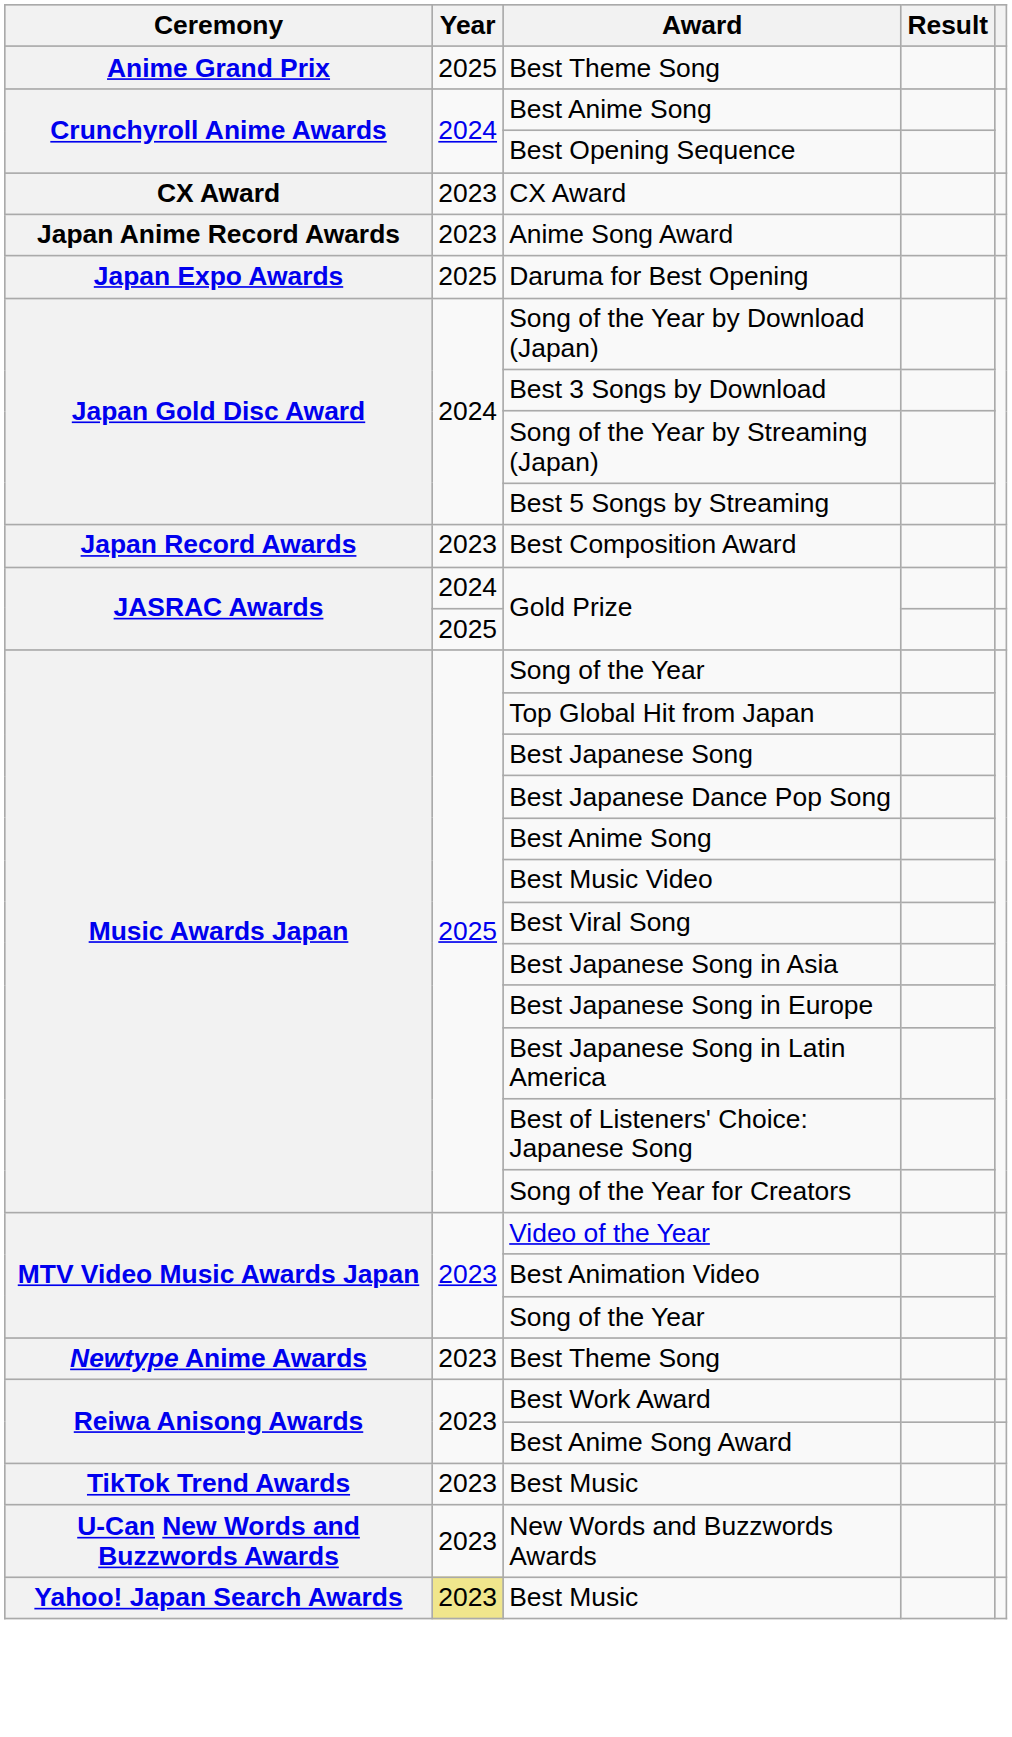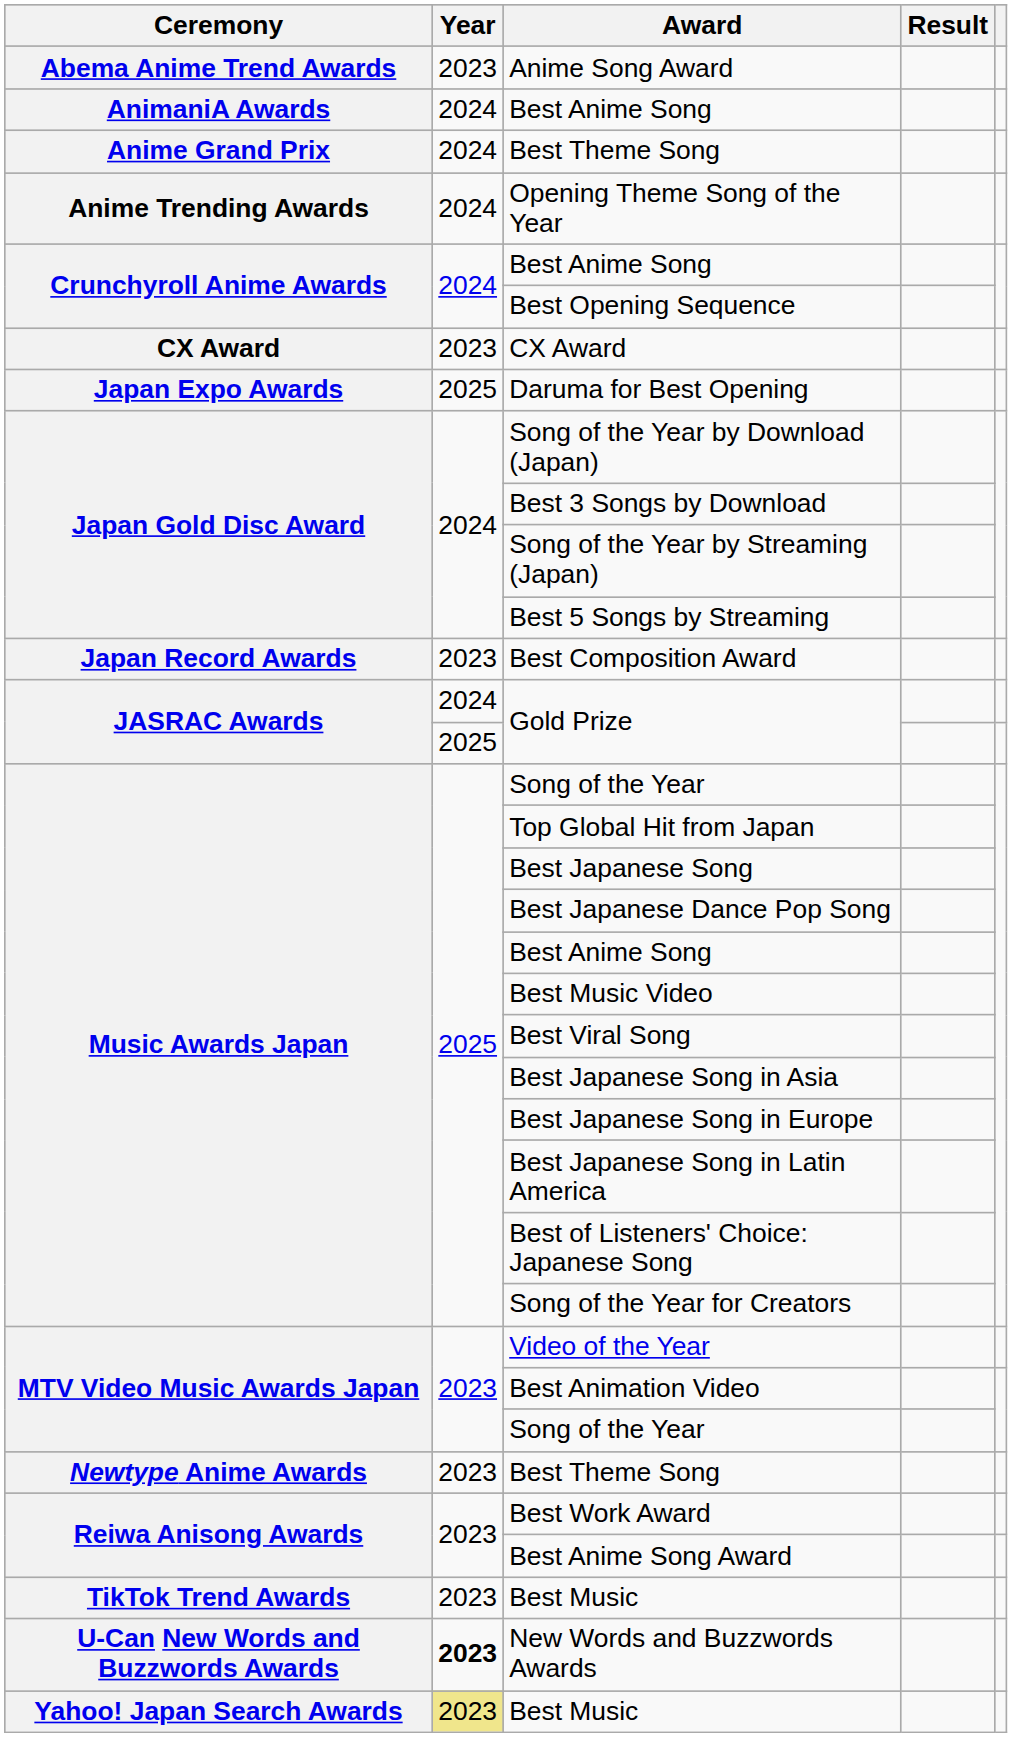+ row: (219, 67)
+ row: (219, 109)
(468, 67) 2025 -> (468, 151) 2024
+ row: (219, 207)
- row: (219, 234)
(468, 1540) normal -> (468, 1654) bold
